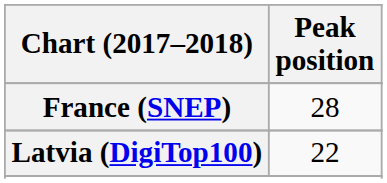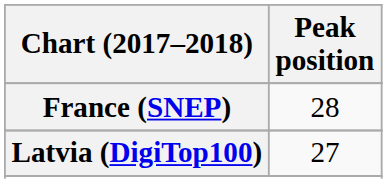(325, 152) 22 -> (325, 152) 27
